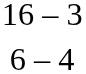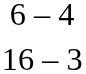rows swapped: (42, 14) <-> (42, 59)
